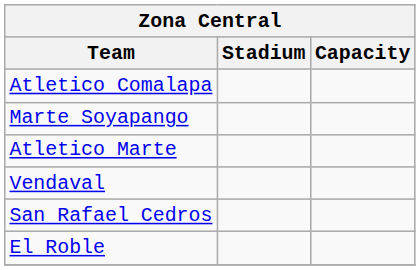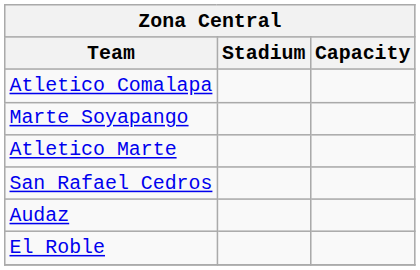- row: (57, 183)
+ row: (39, 215)
